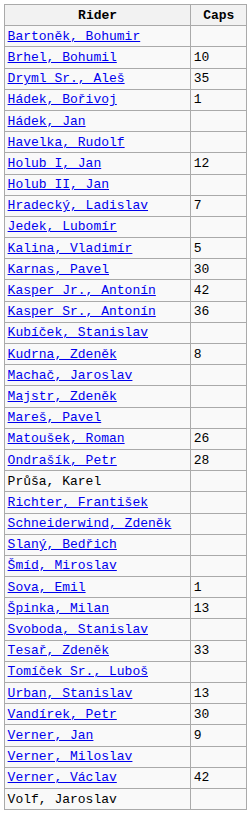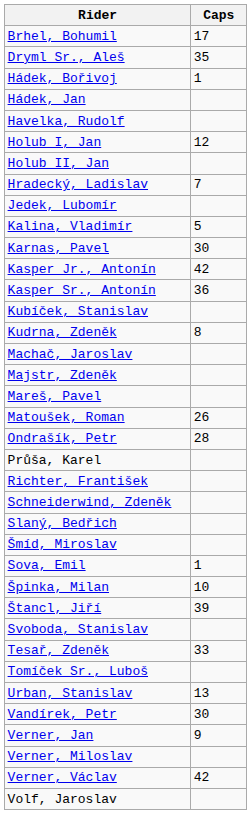- row: (74, 36)
(202, 57) 10 -> (202, 36) 17
(202, 608) 13 -> (202, 587) 10
+ row: (54, 608)
